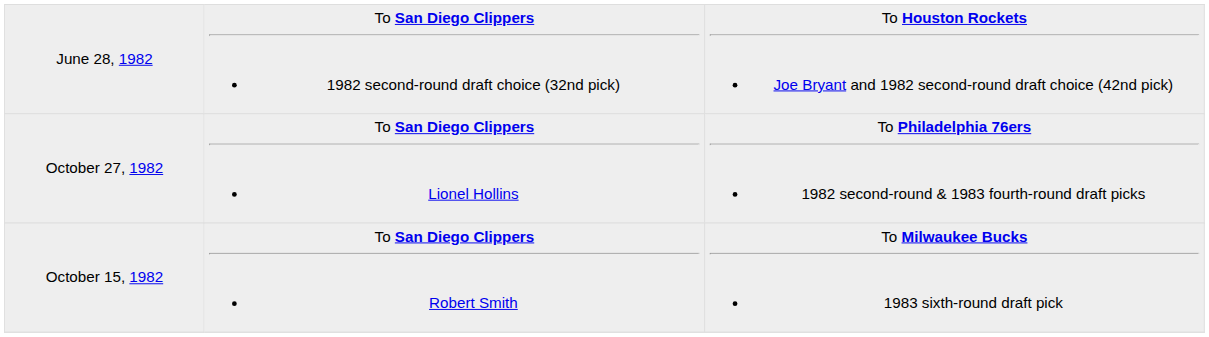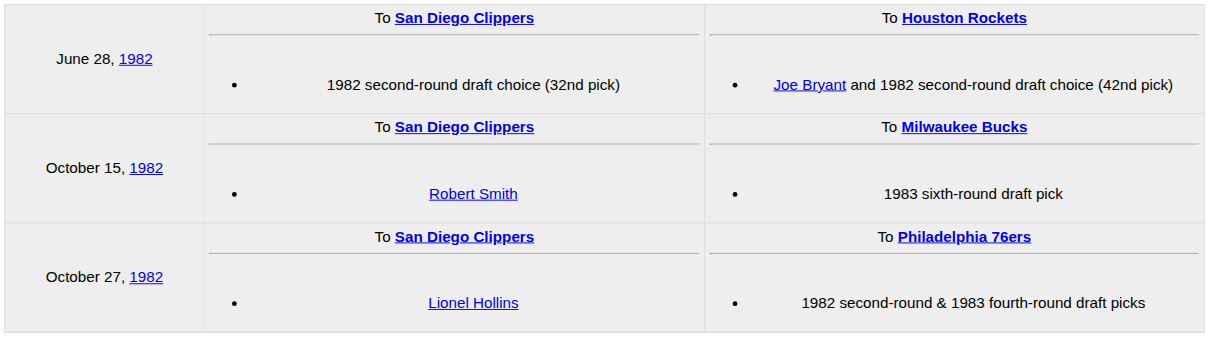rows swapped: (104, 277) <-> (104, 168)
